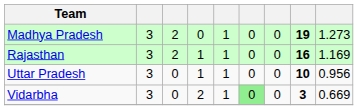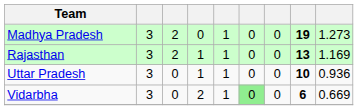(303, 54) 16 -> (303, 54) 13
(334, 74) 0.956 -> (334, 74) 0.936
(303, 94) 3 -> (303, 94) 6
